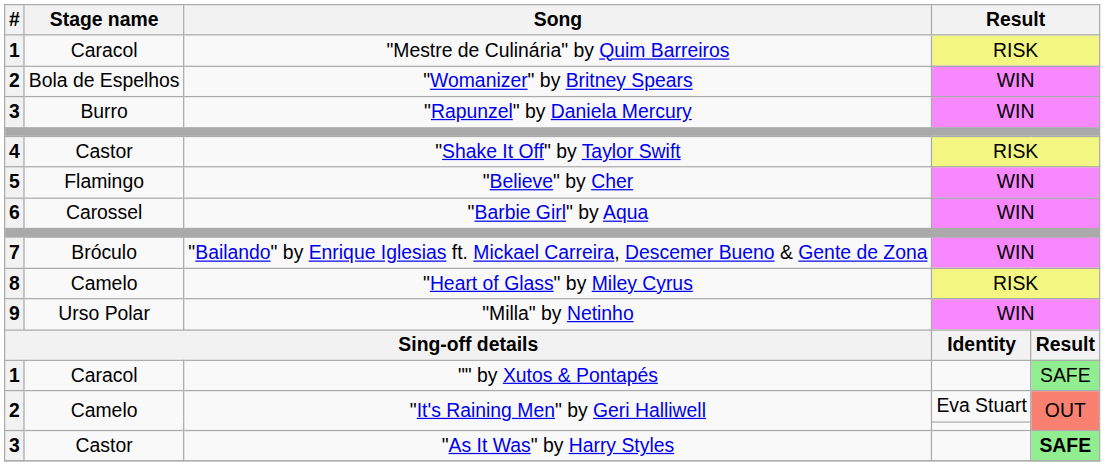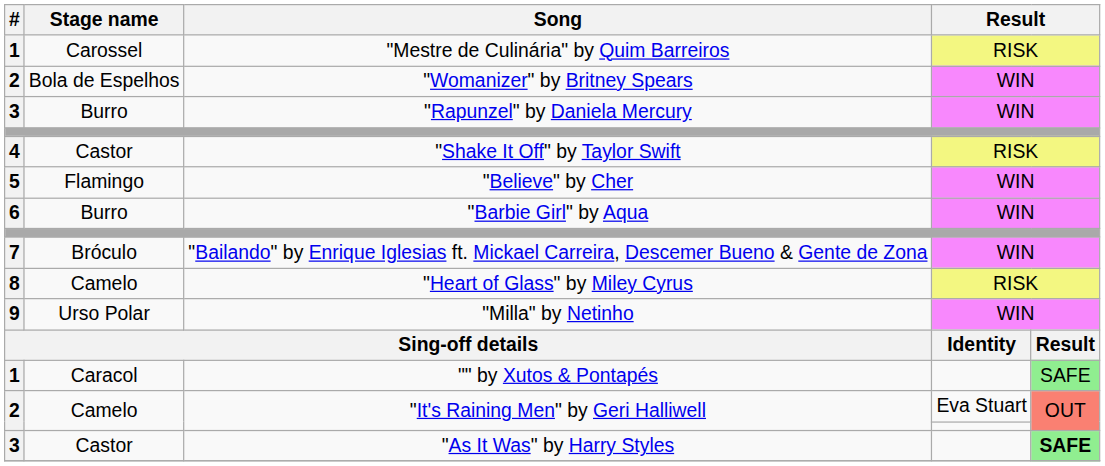(104, 50) Caracol -> (104, 50) Carossel
(104, 212) Carossel -> (104, 212) Burro
